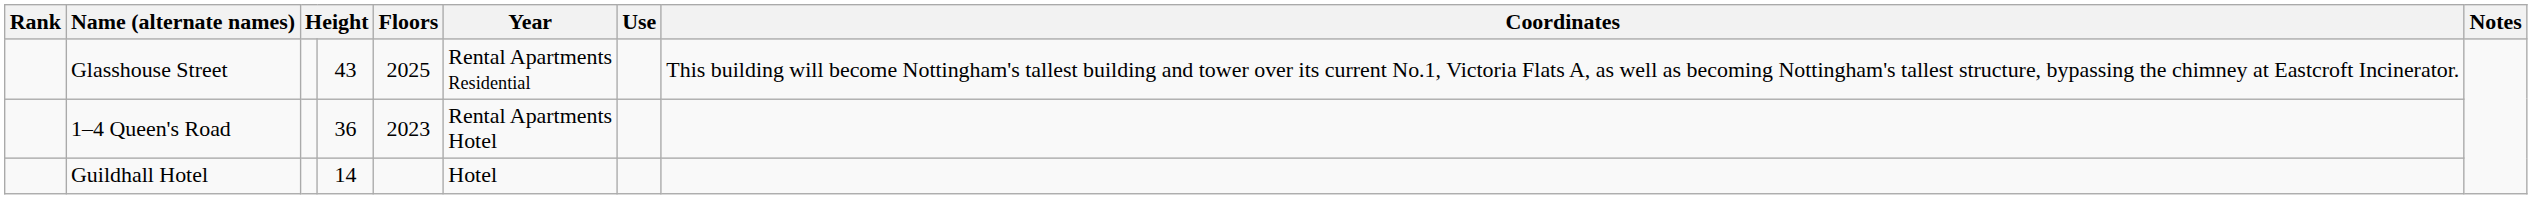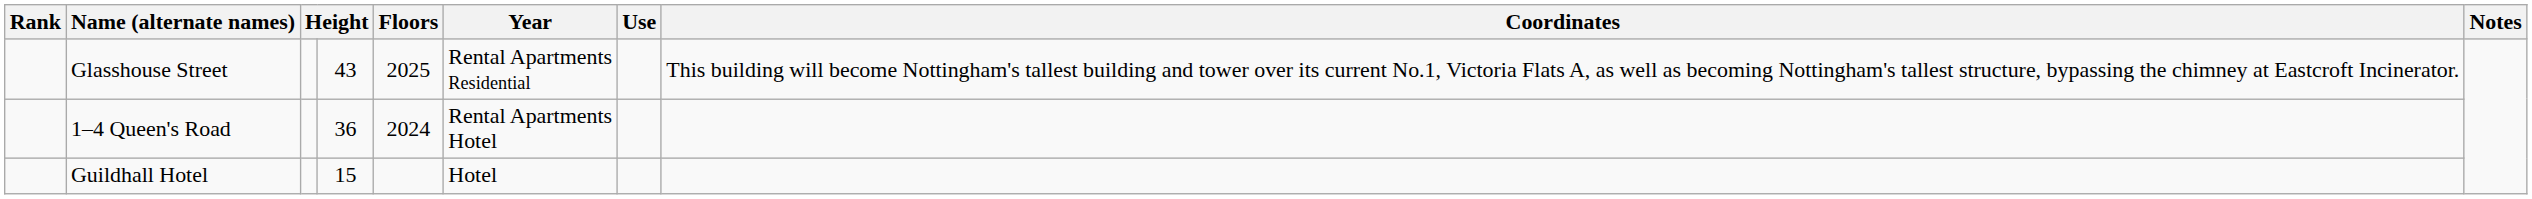(408, 128) 2023 -> (408, 128) 2024
(346, 175) 14 -> (346, 175) 15
